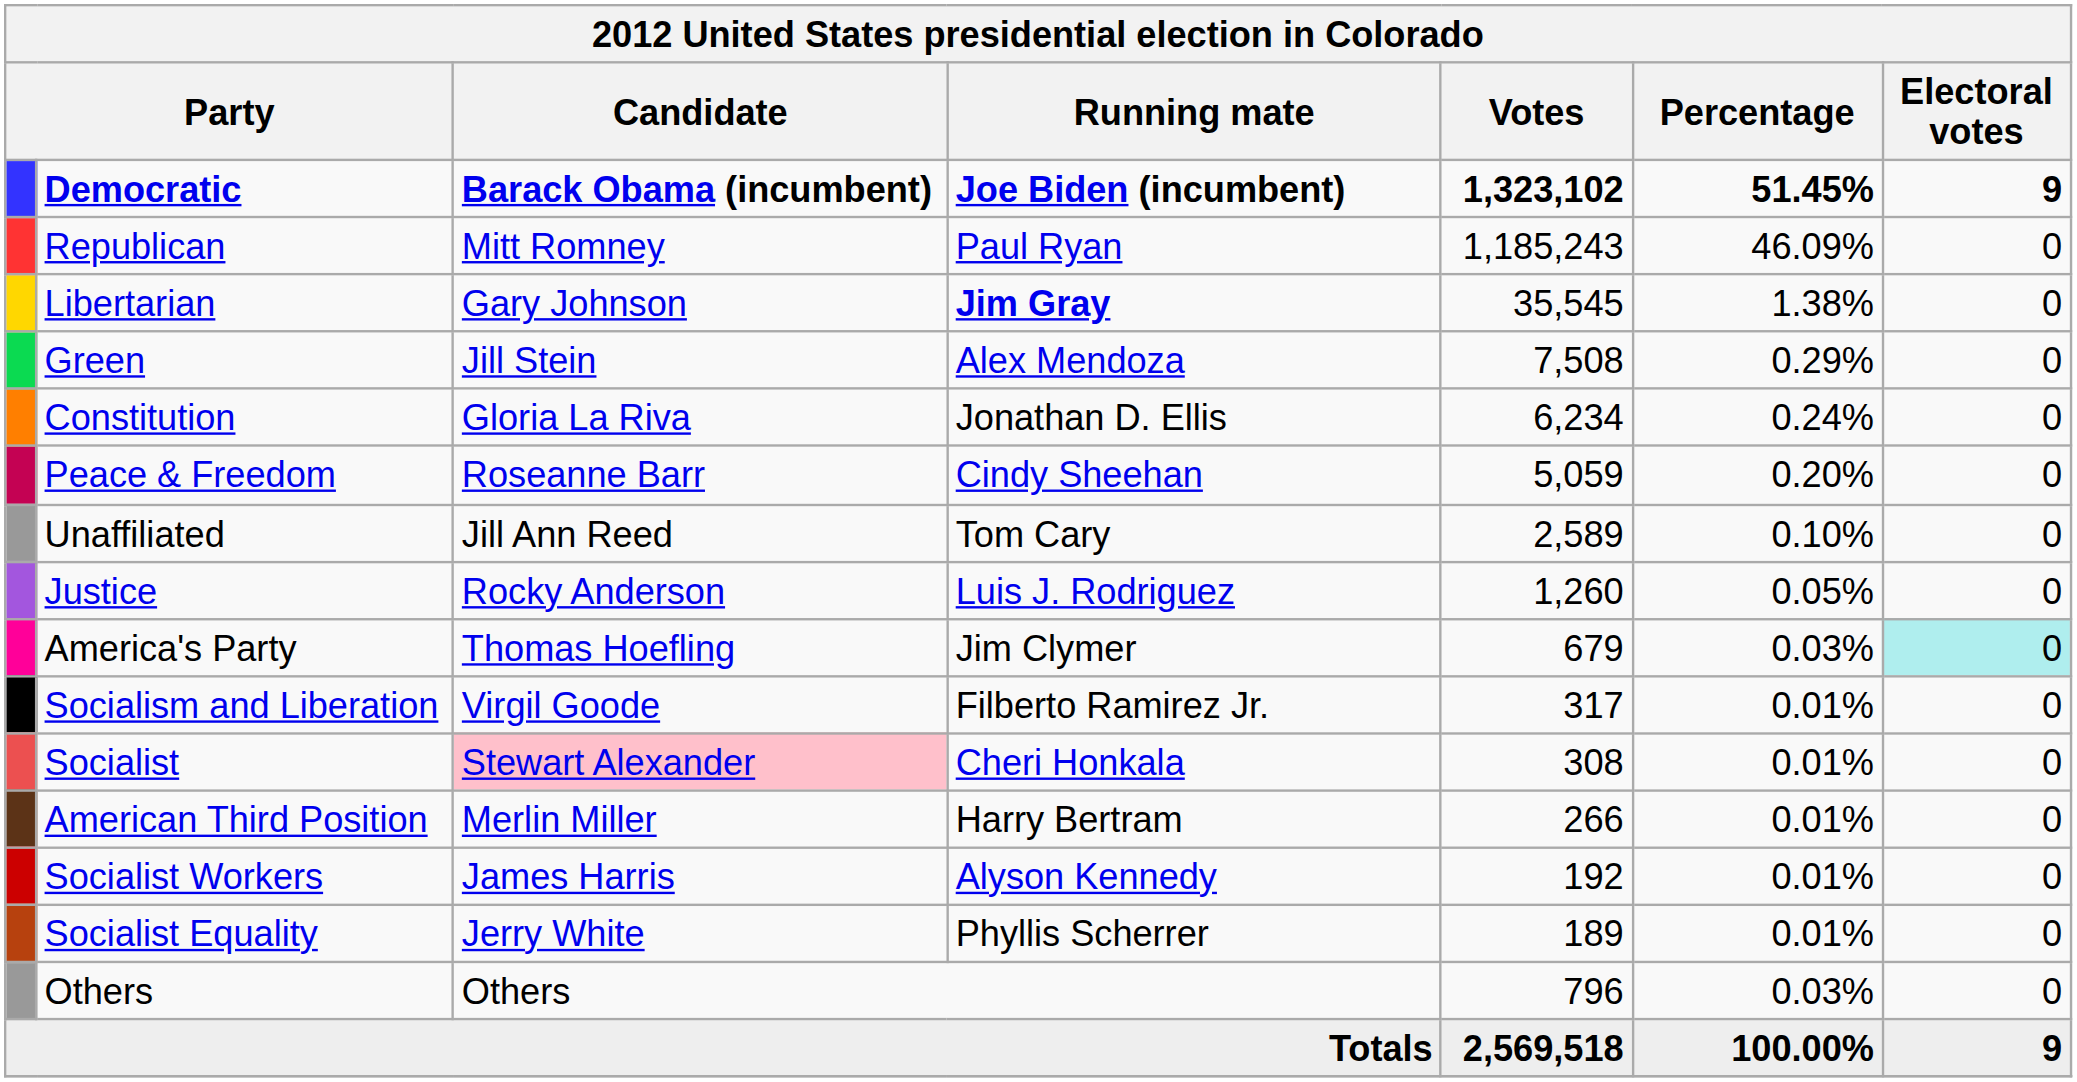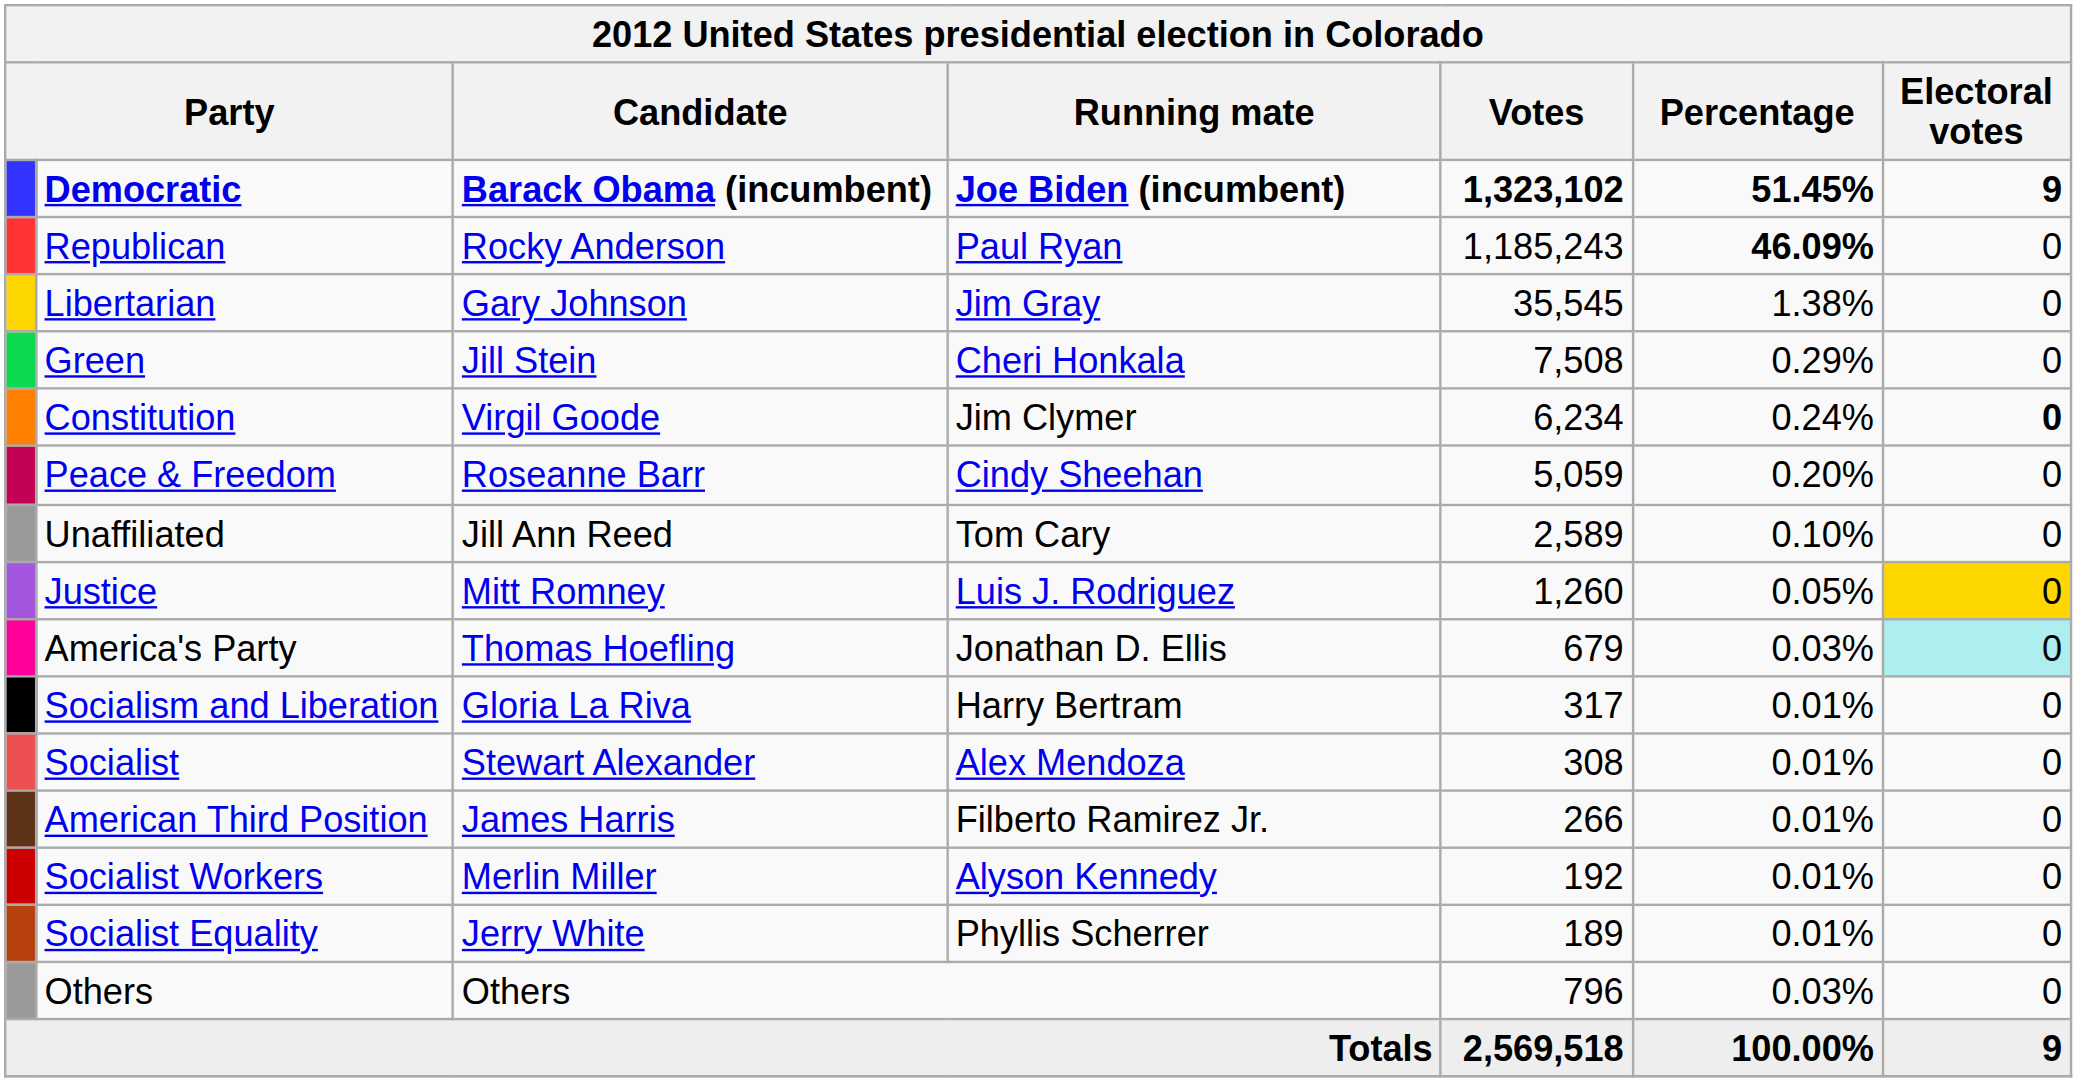(563, 246) Mitt Romney -> (593, 246) Rocky Anderson
(1813, 246) normal -> (1813, 246) bold
(1033, 304) bold -> (1028, 304) normal
(1070, 361) Alex Mendoza -> (1070, 361) Cheri Honkala
(576, 418) Gloria La Riva -> (561, 418) Virgil Goode
(1091, 418) Jonathan D. Ellis -> (1046, 418) Jim Clymer
(2052, 418) normal -> (2052, 418) bold
(593, 590) Rocky Anderson -> (563, 590) Mitt Romney
(2052, 590) no background -> (2052, 590) gold background
(1046, 647) Jim Clymer -> (1091, 647) Jonathan D. Ellis
(561, 704) Virgil Goode -> (576, 704) Gloria La Riva
(1112, 704) Filberto Ramirez Jr. -> (1069, 704) Harry Bertram
(609, 762) pink background -> (609, 762) no background
(1070, 762) Cheri Honkala -> (1070, 762) Alex Mendoza
(559, 819) Merlin Miller -> (568, 819) James Harris
(1069, 819) Harry Bertram -> (1112, 819) Filberto Ramirez Jr.
(568, 876) James Harris -> (559, 876) Merlin Miller
